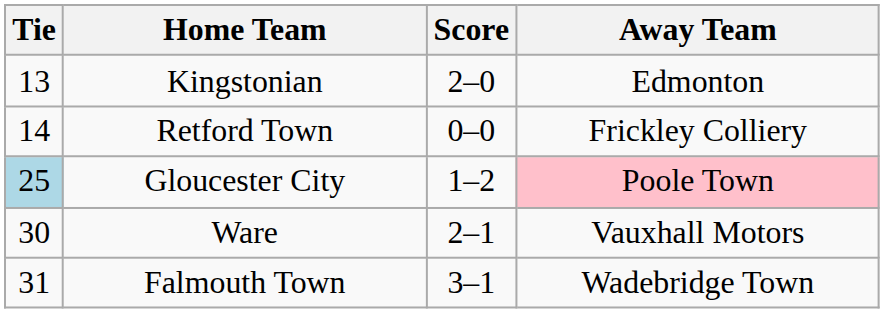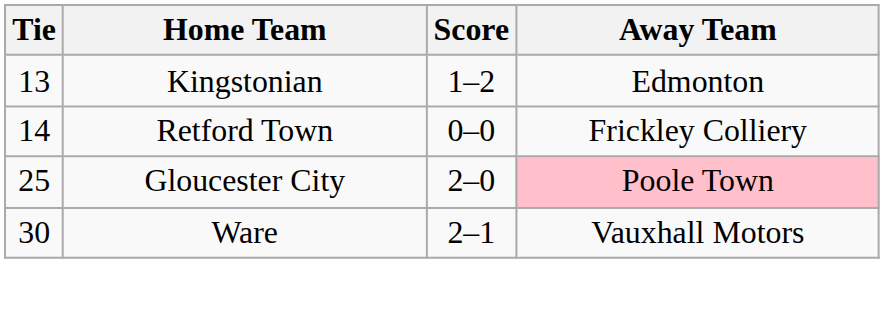(471, 80) 2–0 -> (471, 80) 1–2
(34, 181) lightblue background -> (34, 181) no background
(471, 181) 1–2 -> (471, 181) 2–0
- row: (245, 282)
